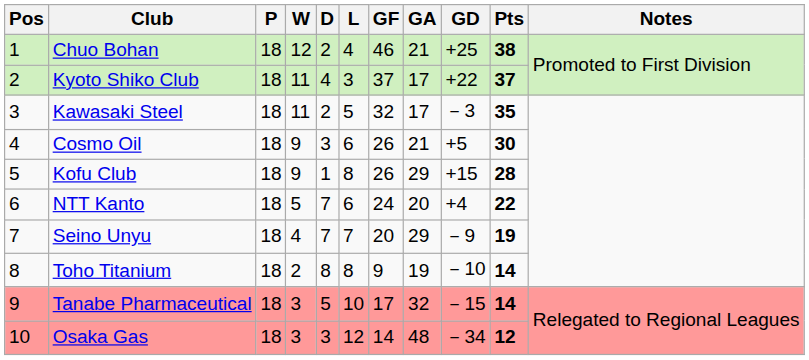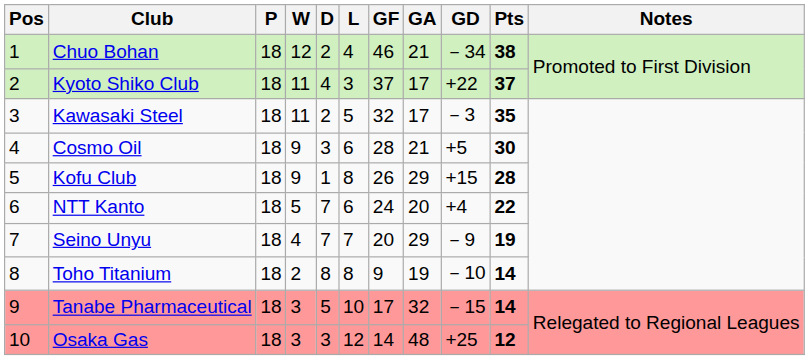(462, 49) +25 -> (466, 50) －34
(383, 143) 26 -> (383, 147) 28
(466, 337) －34 -> (462, 339) +25
